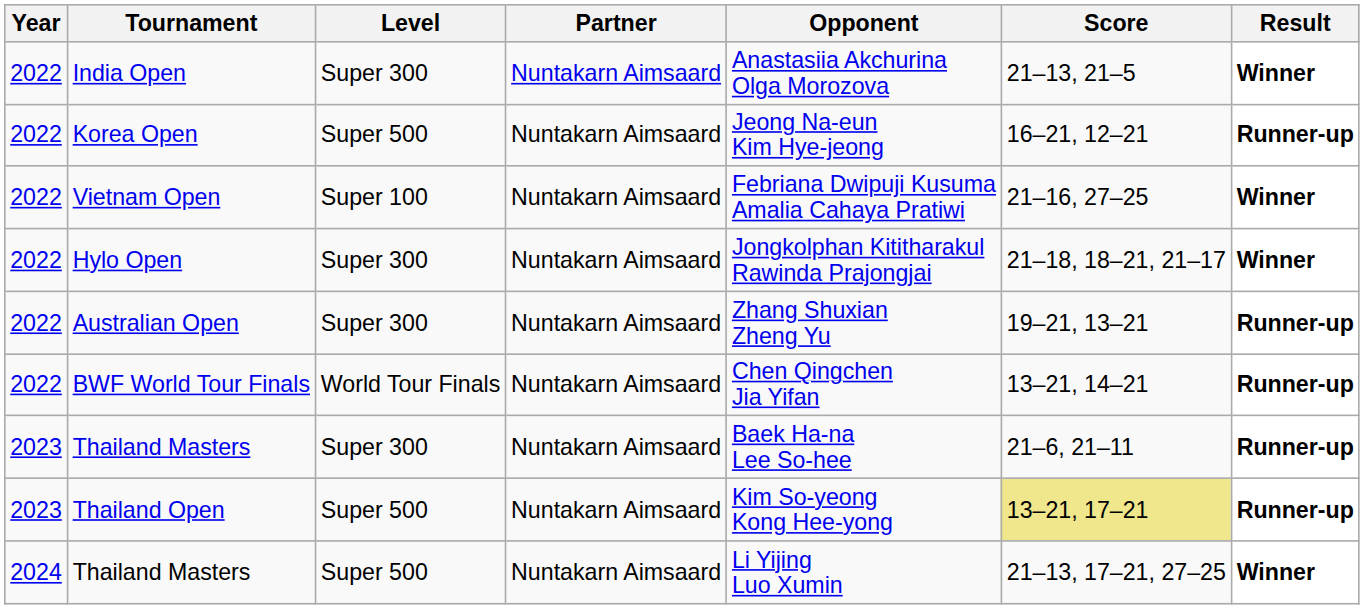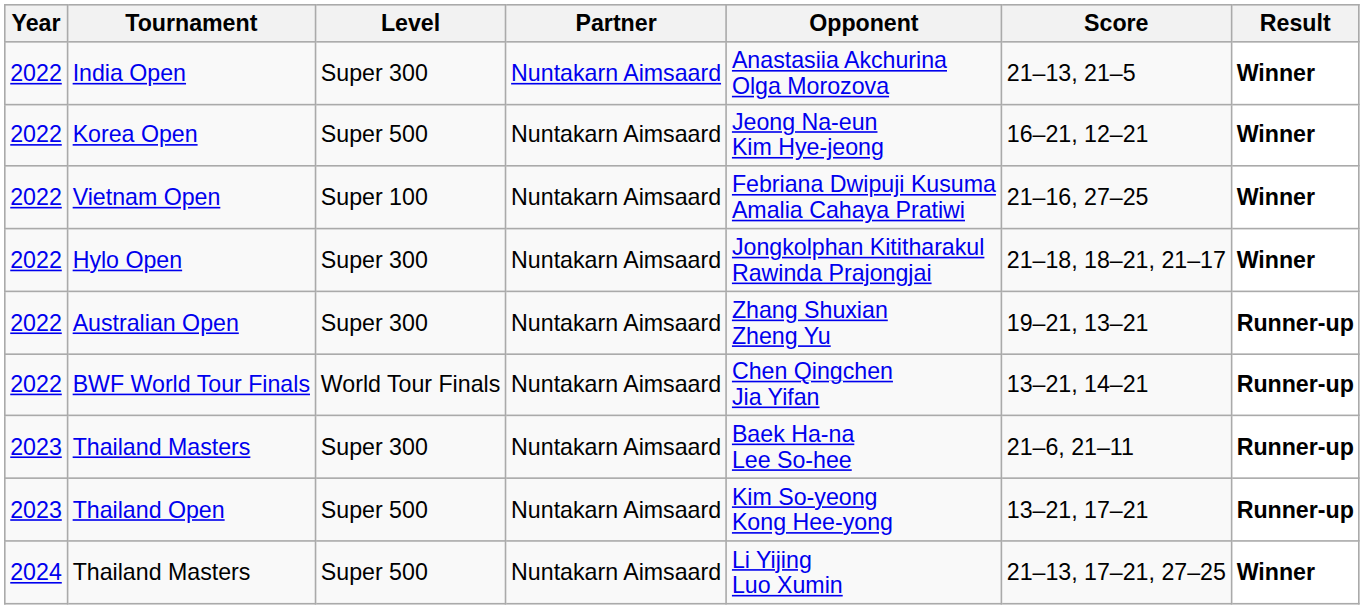(1295, 135) Runner-up -> (1276, 135) Winner
(1078, 510) khaki background -> (1078, 510) no background
